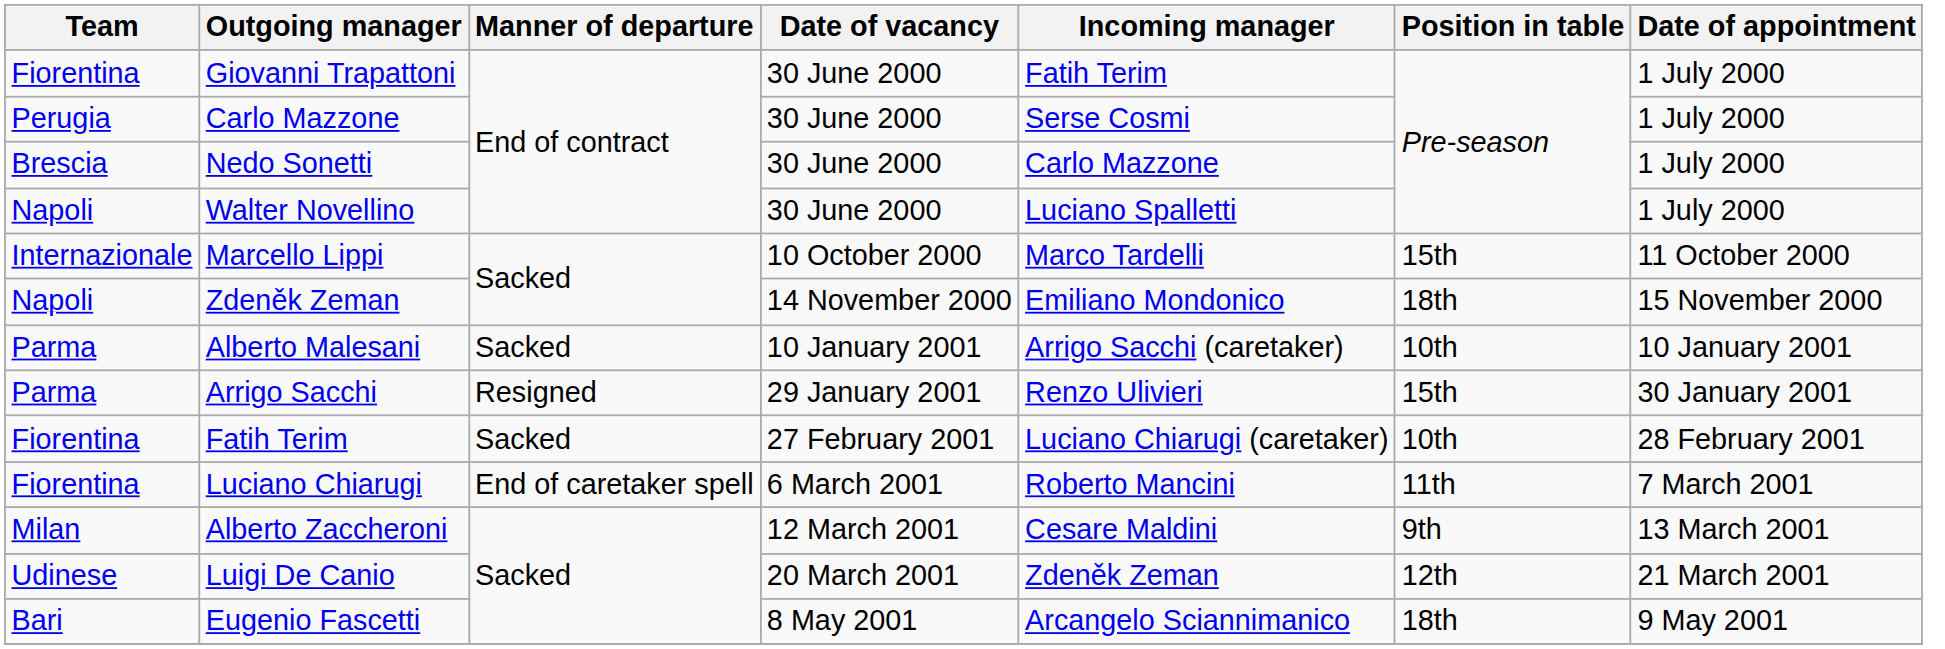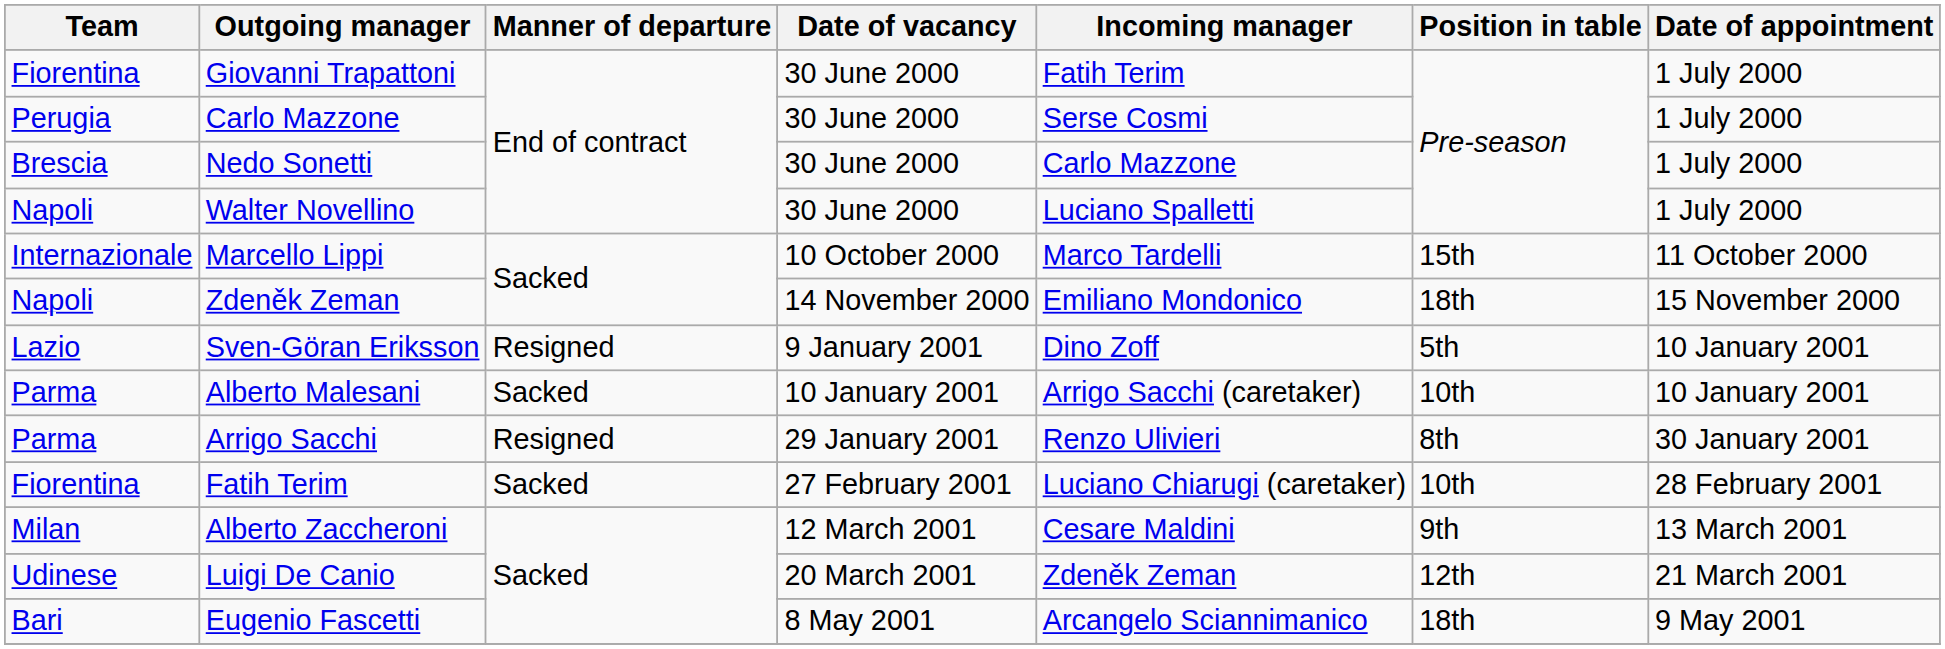+ row: (343, 347)
(1430, 392) 15th -> (1439, 438) 8th
- row: (314, 484)
